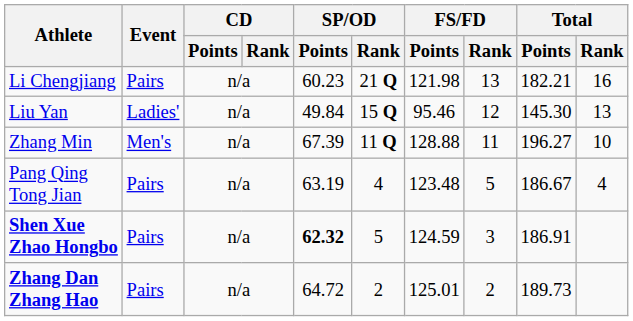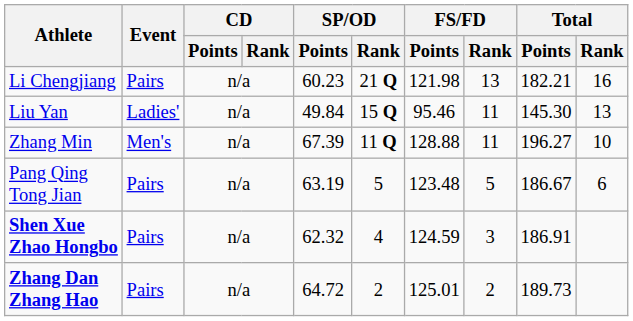(490, 112) 12 -> (490, 112) 11
(378, 184) 4 -> (378, 184) 5
(602, 184) 4 -> (602, 184) 6
(323, 236) bold -> (323, 236) normal
(378, 236) 5 -> (378, 236) 4
